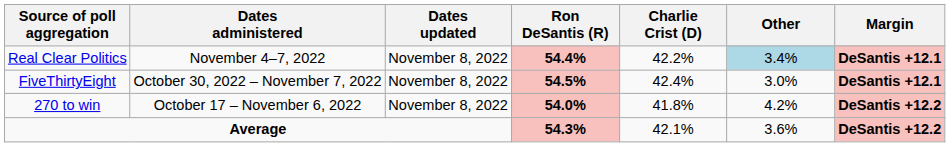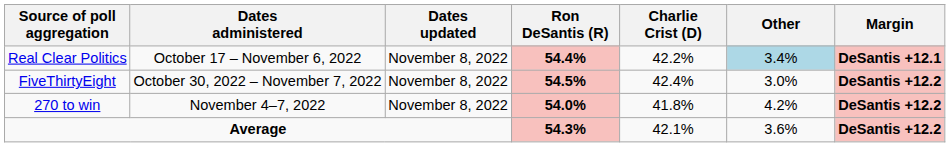(258, 58) November 4–7, 2022 -> (258, 58) October 17 – November 6, 2022
(890, 82) DeSantis +12.1 -> (890, 82) DeSantis +12.2
(258, 106) October 17 – November 6, 2022 -> (258, 106) November 4–7, 2022
